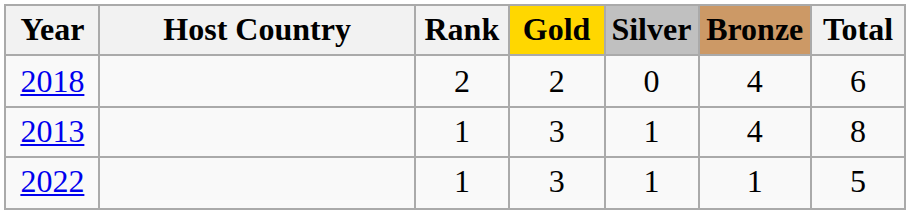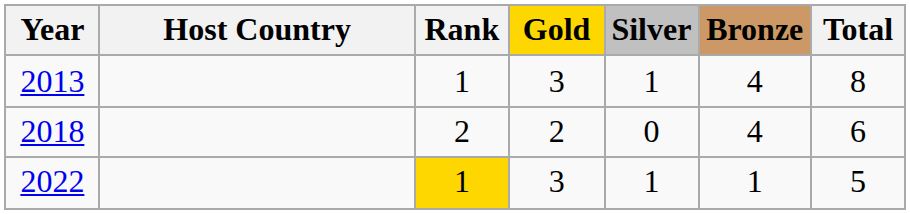rows swapped: (52, 131) <-> (52, 80)
(462, 182) no background -> (462, 182) gold background
